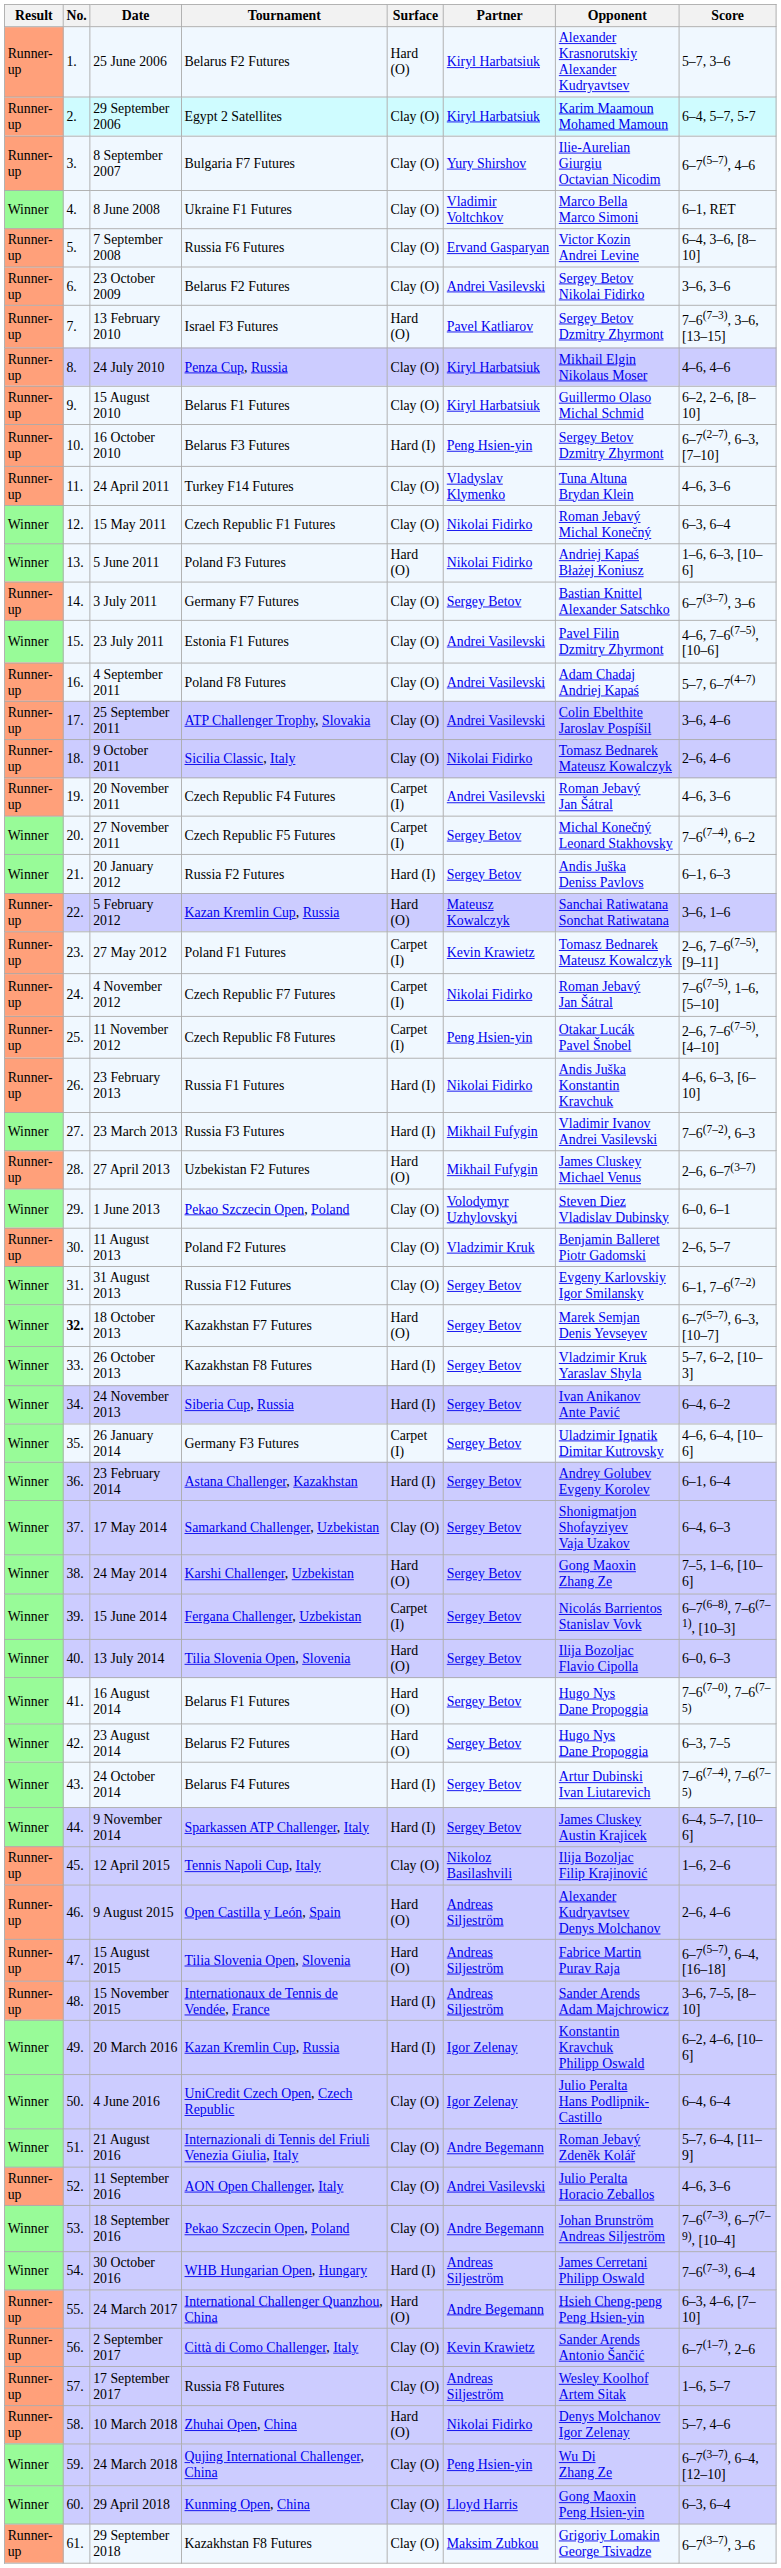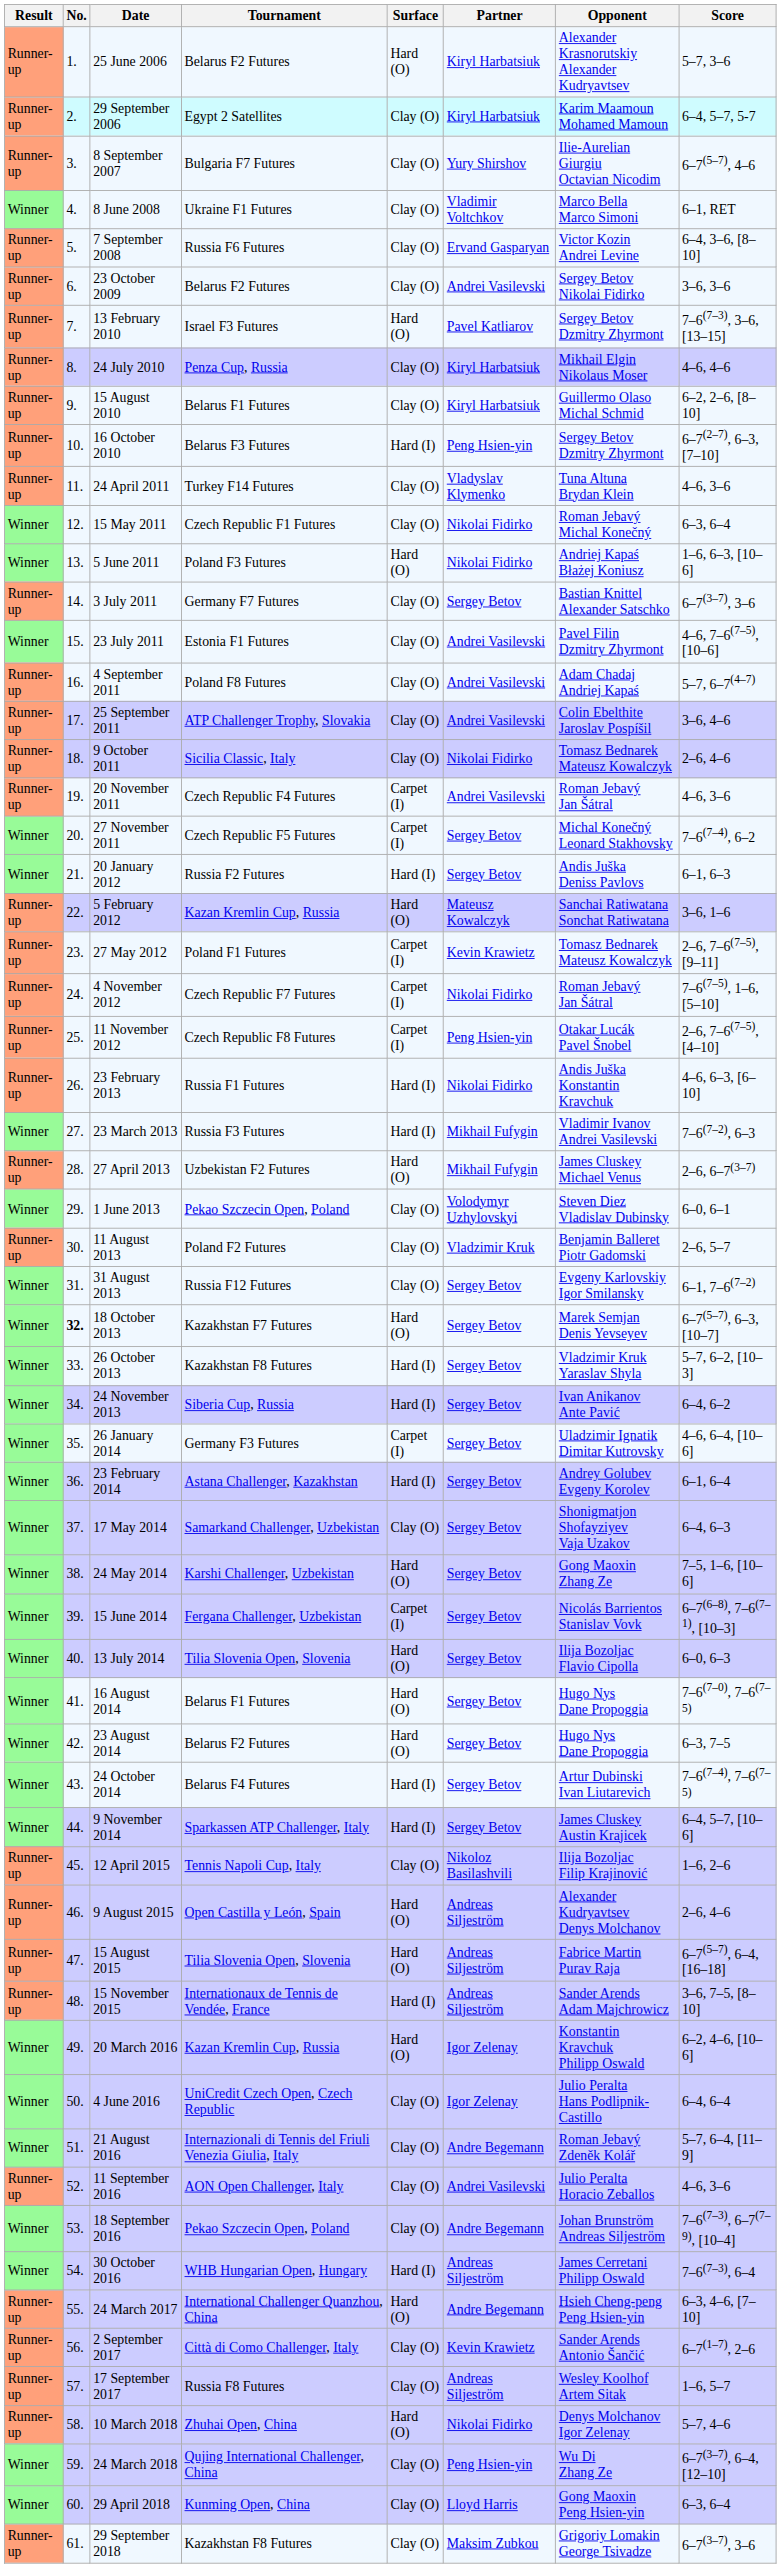(413, 2046) Hard (I) -> (404, 2046) Hard (O)
